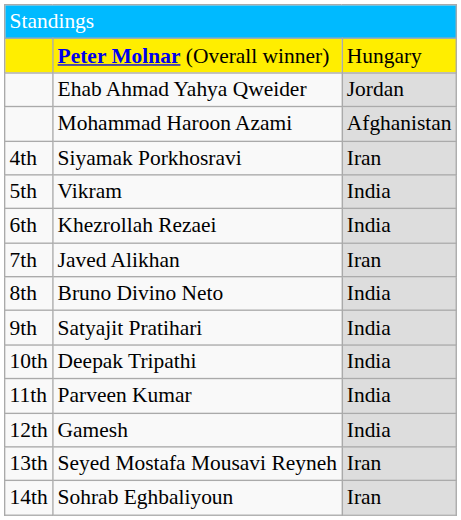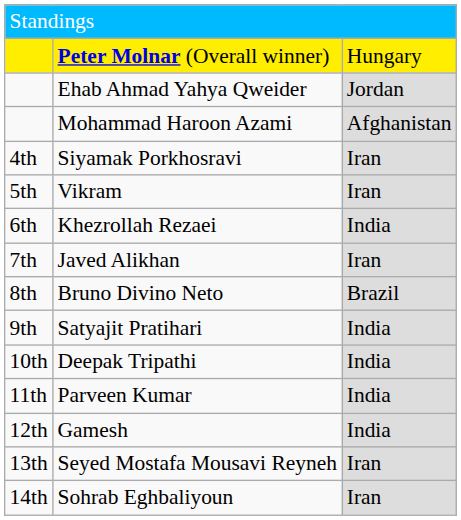(369, 191) India -> (364, 191) Iran
(369, 293) India -> (373, 293) Brazil
